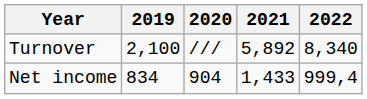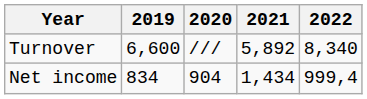(153, 49) 2,100 -> (153, 49) 6,600
(268, 78) 1,433 -> (268, 78) 1,434
